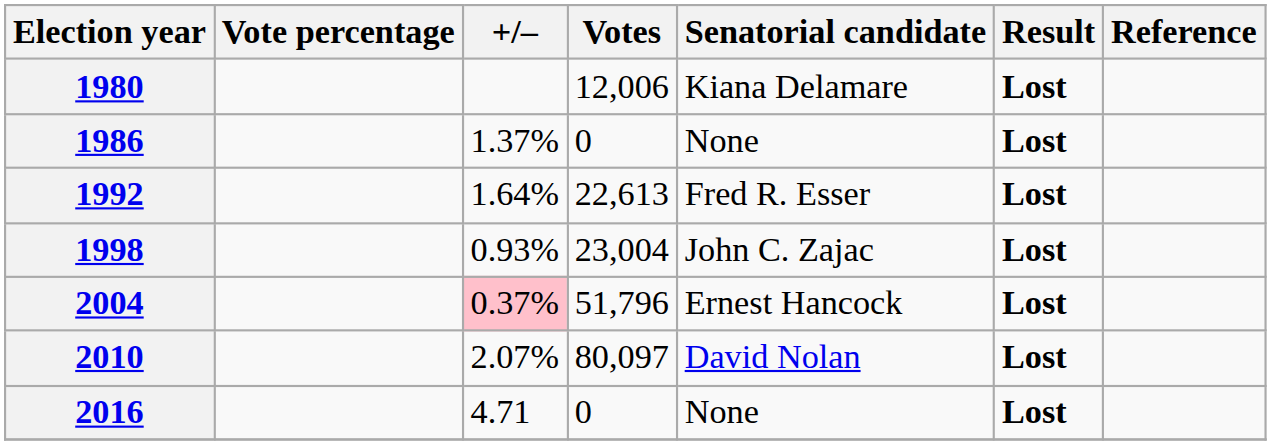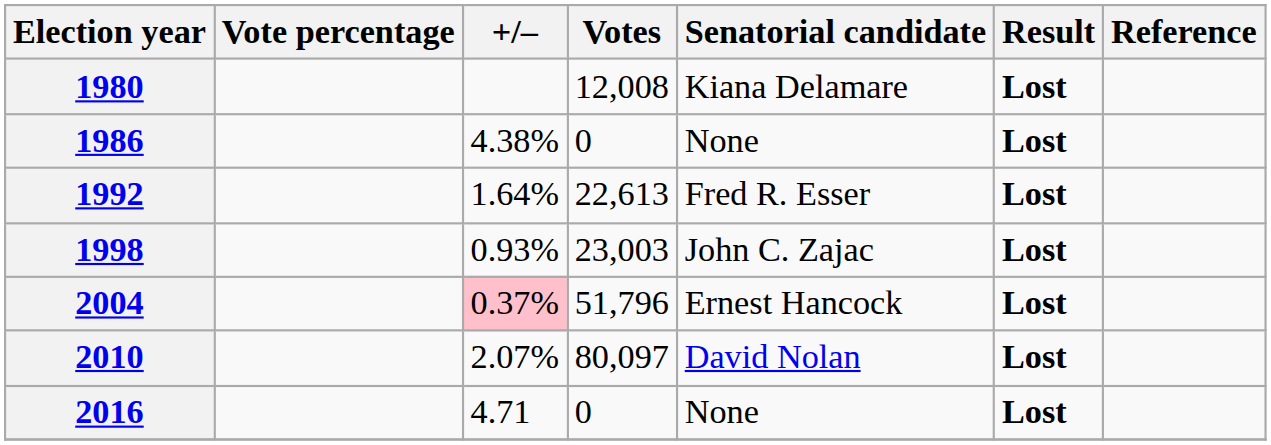(622, 85) 12,006 -> (622, 85) 12,008
(515, 140) 1.37% -> (515, 140) 4.38%
(622, 248) 23,004 -> (622, 248) 23,003
